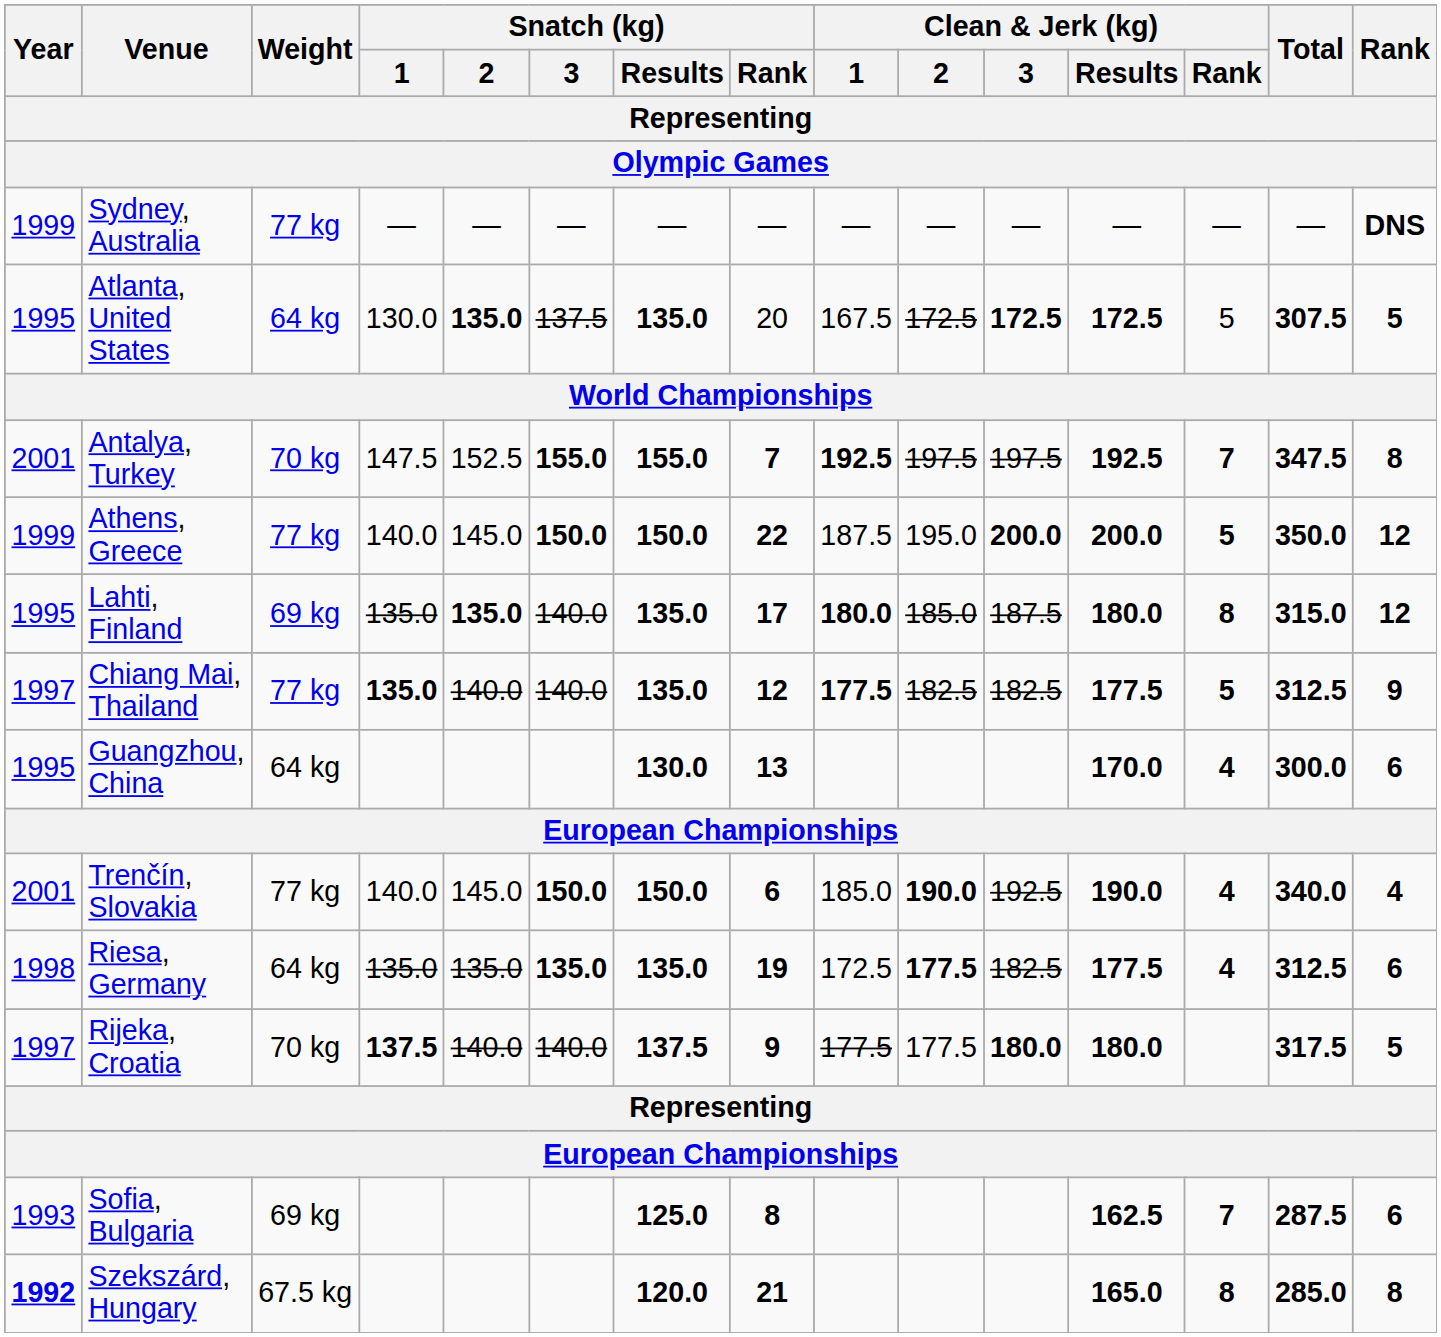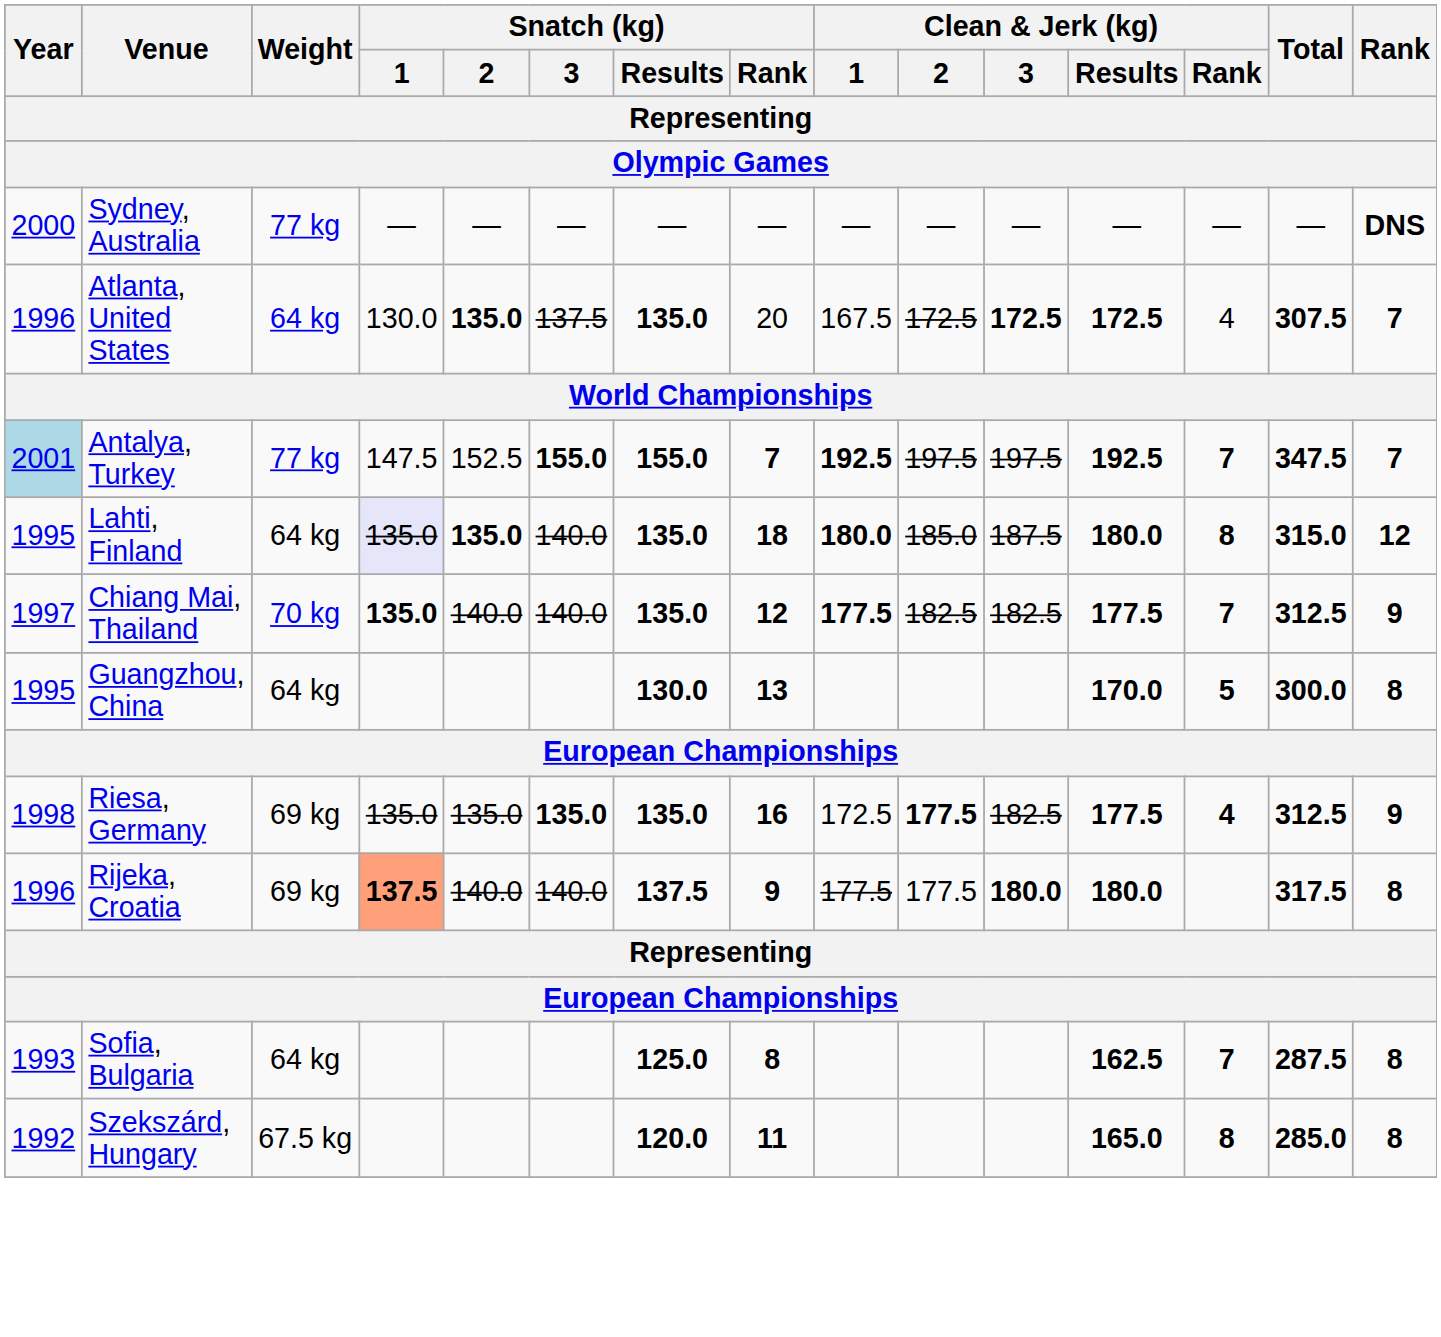(43, 225) 1999 -> (43, 225) 2000
(43, 318) 1995 -> (43, 318) 1996
(1227, 318) 5 -> (1227, 318) 4
(1395, 318) 5 -> (1395, 318) 7
(43, 457) no background -> (43, 457) lightblue background
(305, 457) 70 kg -> (305, 457) 77 kg
(1395, 457) 8 -> (1395, 457) 7
- row: (137, 535)
(305, 613) 69 kg -> (305, 535) 64 kg
(402, 613) no background -> (402, 535) lavender background
(772, 613) 17 -> (772, 535) 18
(305, 690) 77 kg -> (305, 613) 70 kg
(1227, 690) 5 -> (1227, 613) 7
(1227, 768) 4 -> (1227, 690) 5
(1395, 768) 6 -> (1395, 690) 8
- row: (143, 891)
(305, 969) 64 kg -> (305, 813) 69 kg
(772, 969) 19 -> (772, 813) 16
(1395, 969) 6 -> (1395, 813) 9
(43, 1046) 1997 -> (43, 891) 1996
(305, 1046) 70 kg -> (305, 891) 69 kg
(402, 1046) no background -> (402, 891) lightsalmon background
(1395, 1046) 5 -> (1395, 891) 8
(305, 1215) 69 kg -> (305, 1060) 64 kg
(1395, 1215) 6 -> (1395, 1060) 8
(43, 1292) bold -> (43, 1137) normal
(772, 1292) 21 -> (772, 1137) 11
